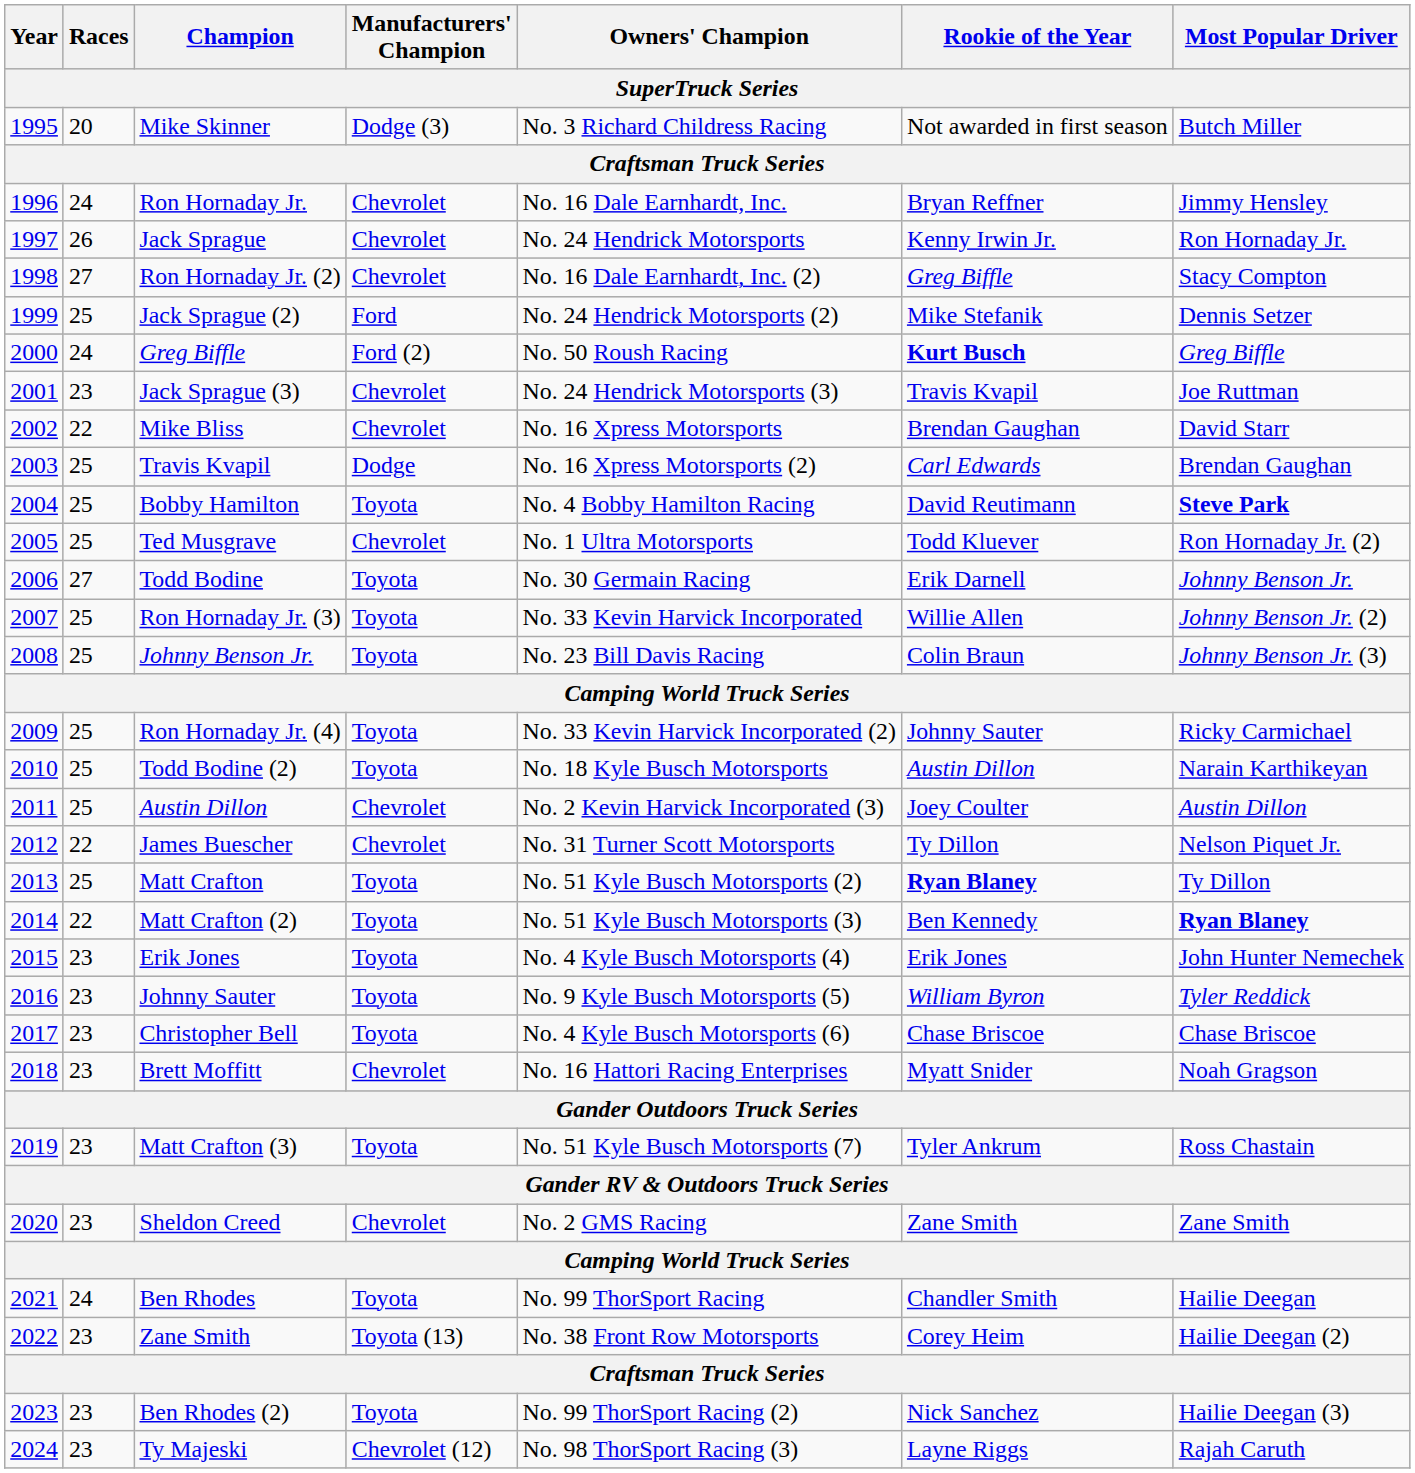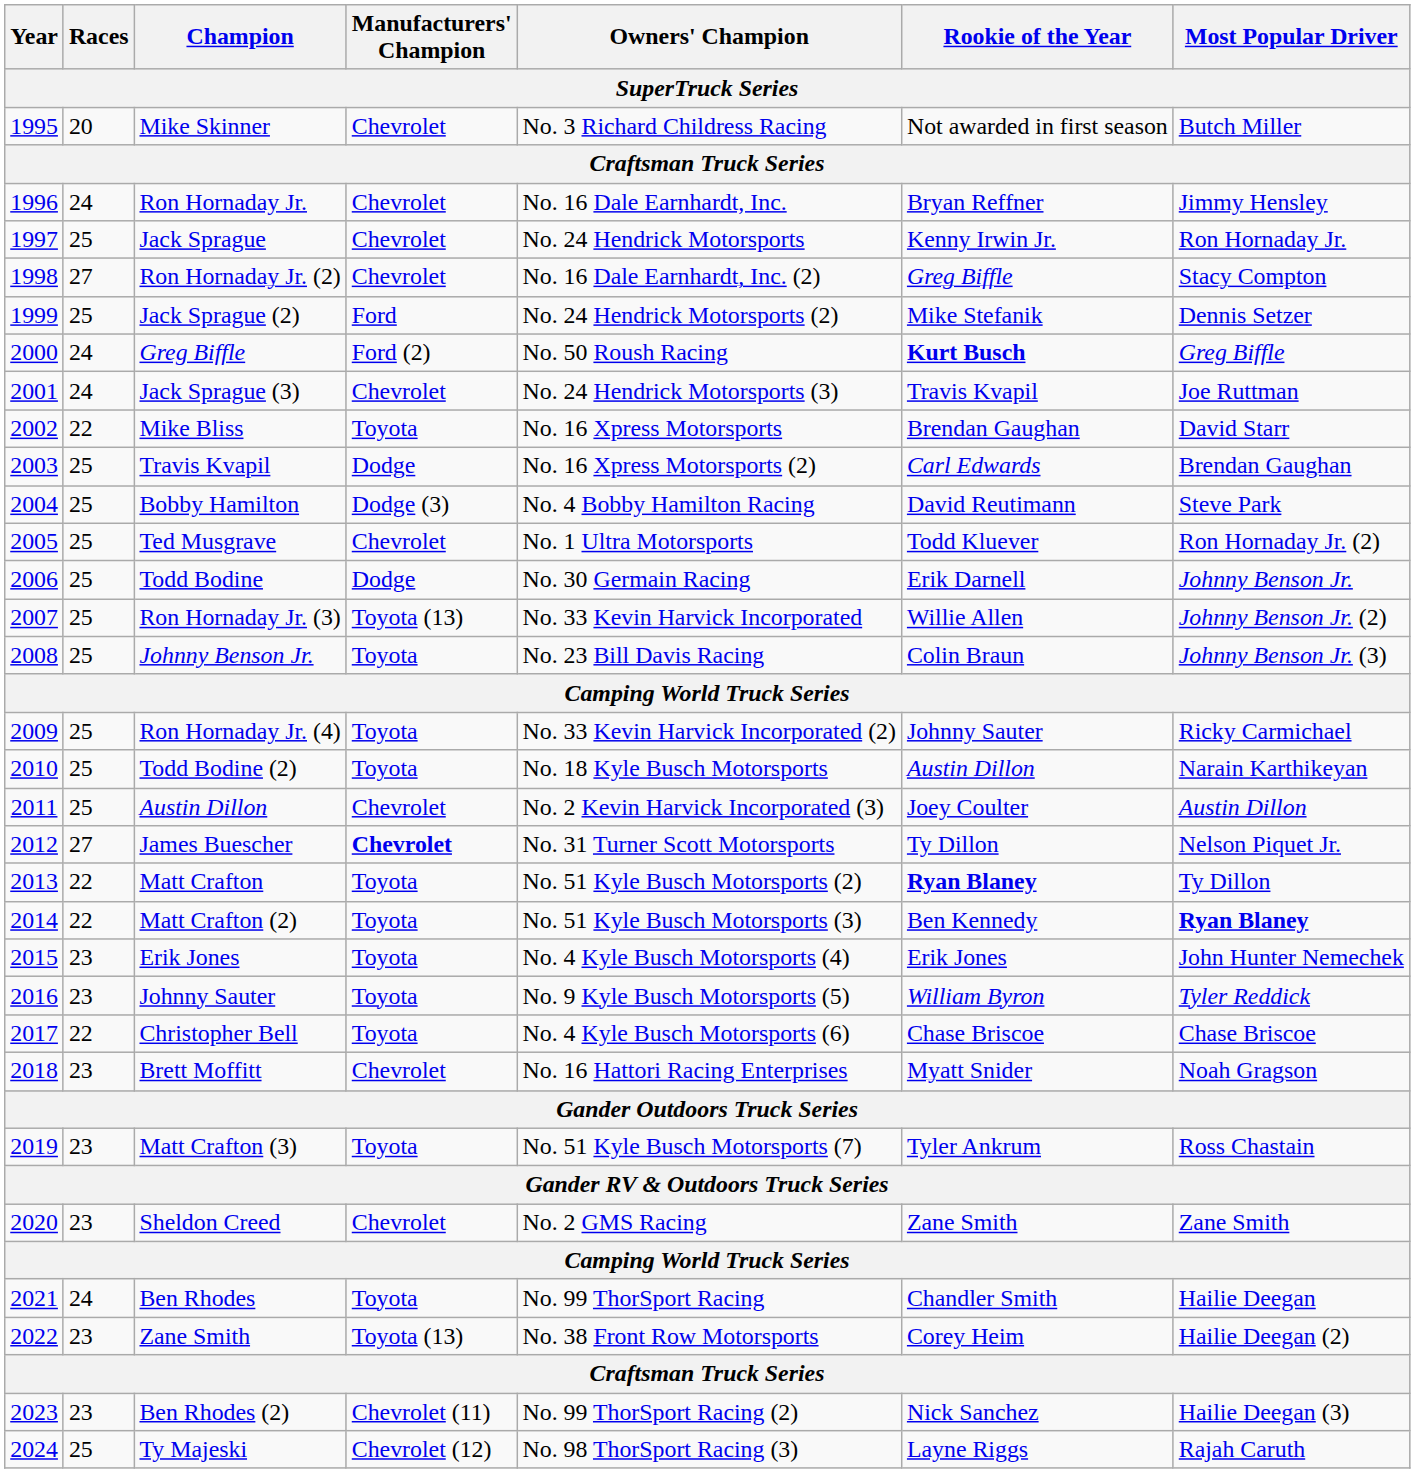(400, 125) Dodge (3) -> (399, 125) Chevrolet
(81, 239) 26 -> (81, 239) 25
(81, 390) 23 -> (81, 390) 24
(399, 428) Chevrolet -> (385, 428) Toyota
(385, 503) Toyota -> (400, 503) Dodge (3)
(1234, 503) bold -> (1230, 503) normal
(81, 579) 27 -> (81, 579) 25
(385, 579) Toyota -> (384, 579) Dodge
(385, 617) Toyota -> (408, 617) Toyota (13)
(81, 844) 22 -> (81, 844) 27
(399, 844) normal -> (402, 844) bold
(81, 882) 25 -> (81, 882) 22
(81, 1033) 23 -> (81, 1033) 22
(385, 1411) Toyota -> (421, 1411) Chevrolet (11)
(81, 1449) 23 -> (81, 1449) 25
